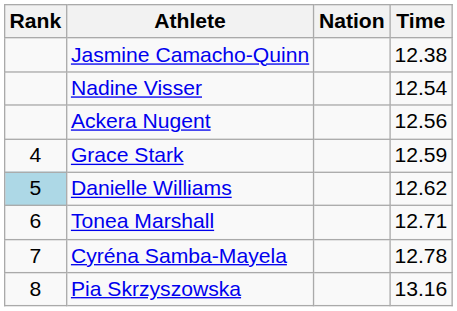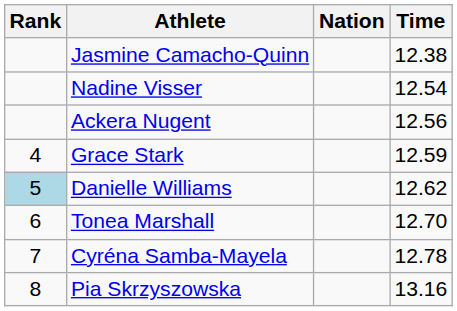(421, 222) 12.71 -> (421, 222) 12.70
